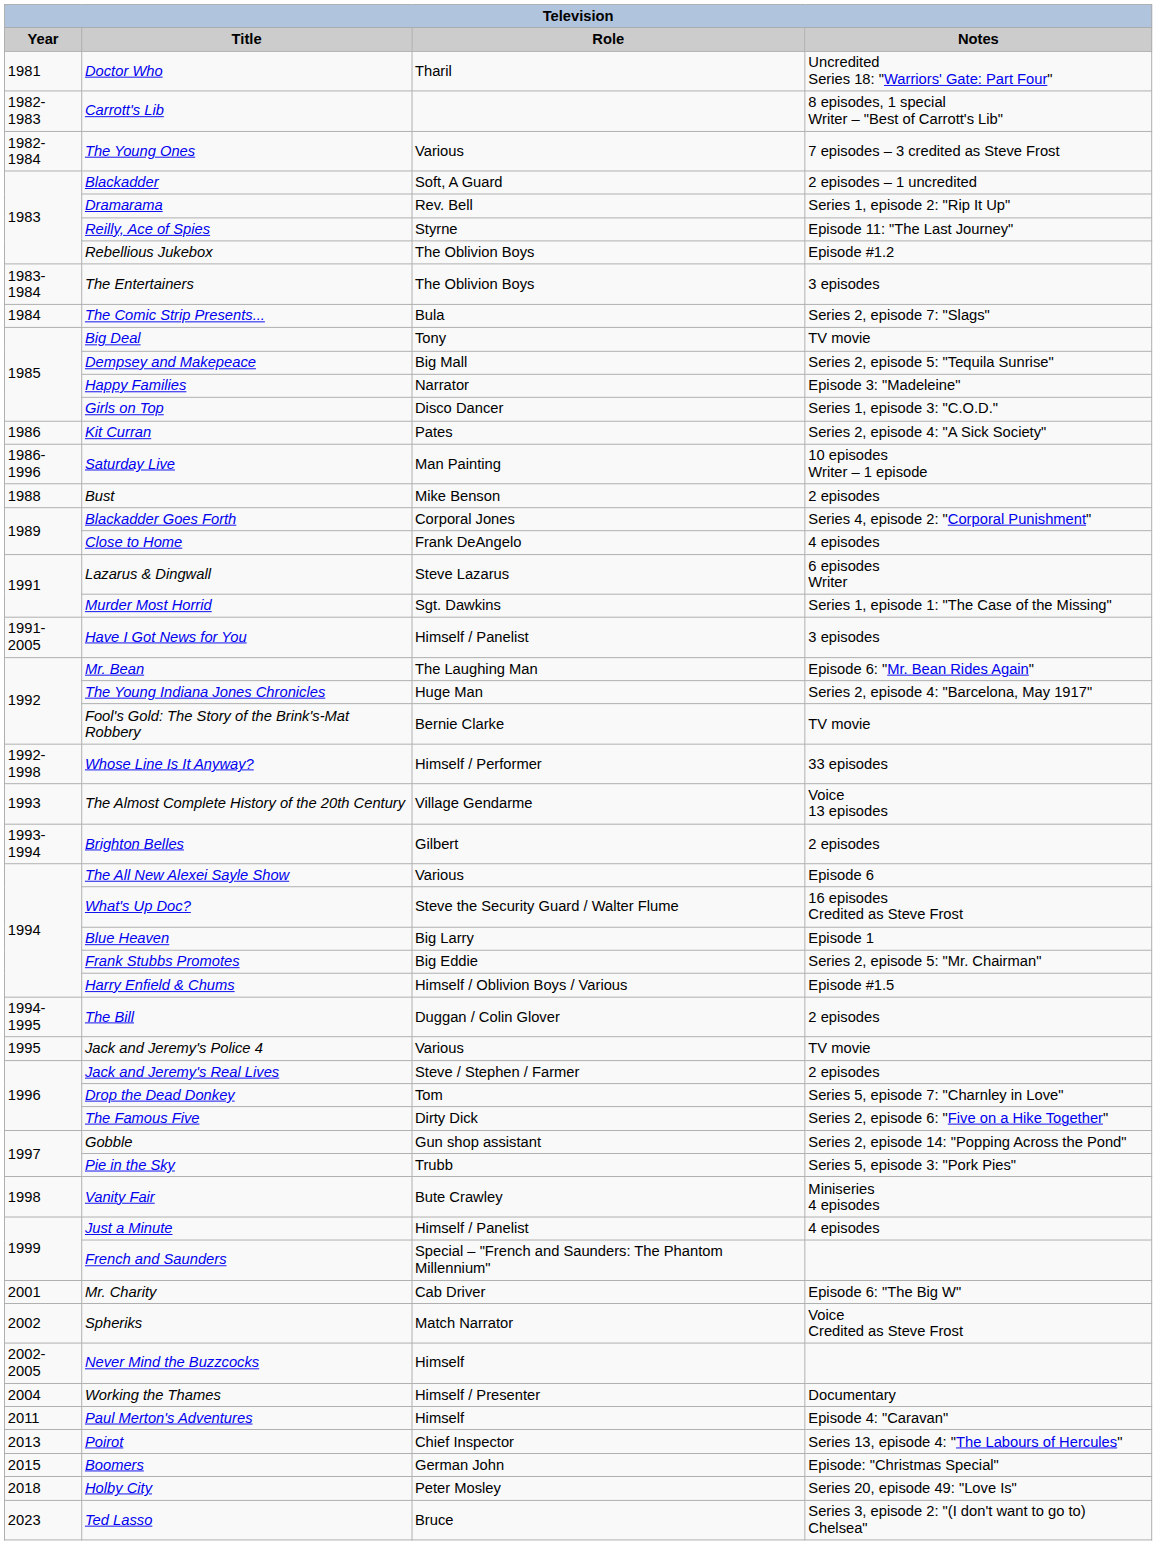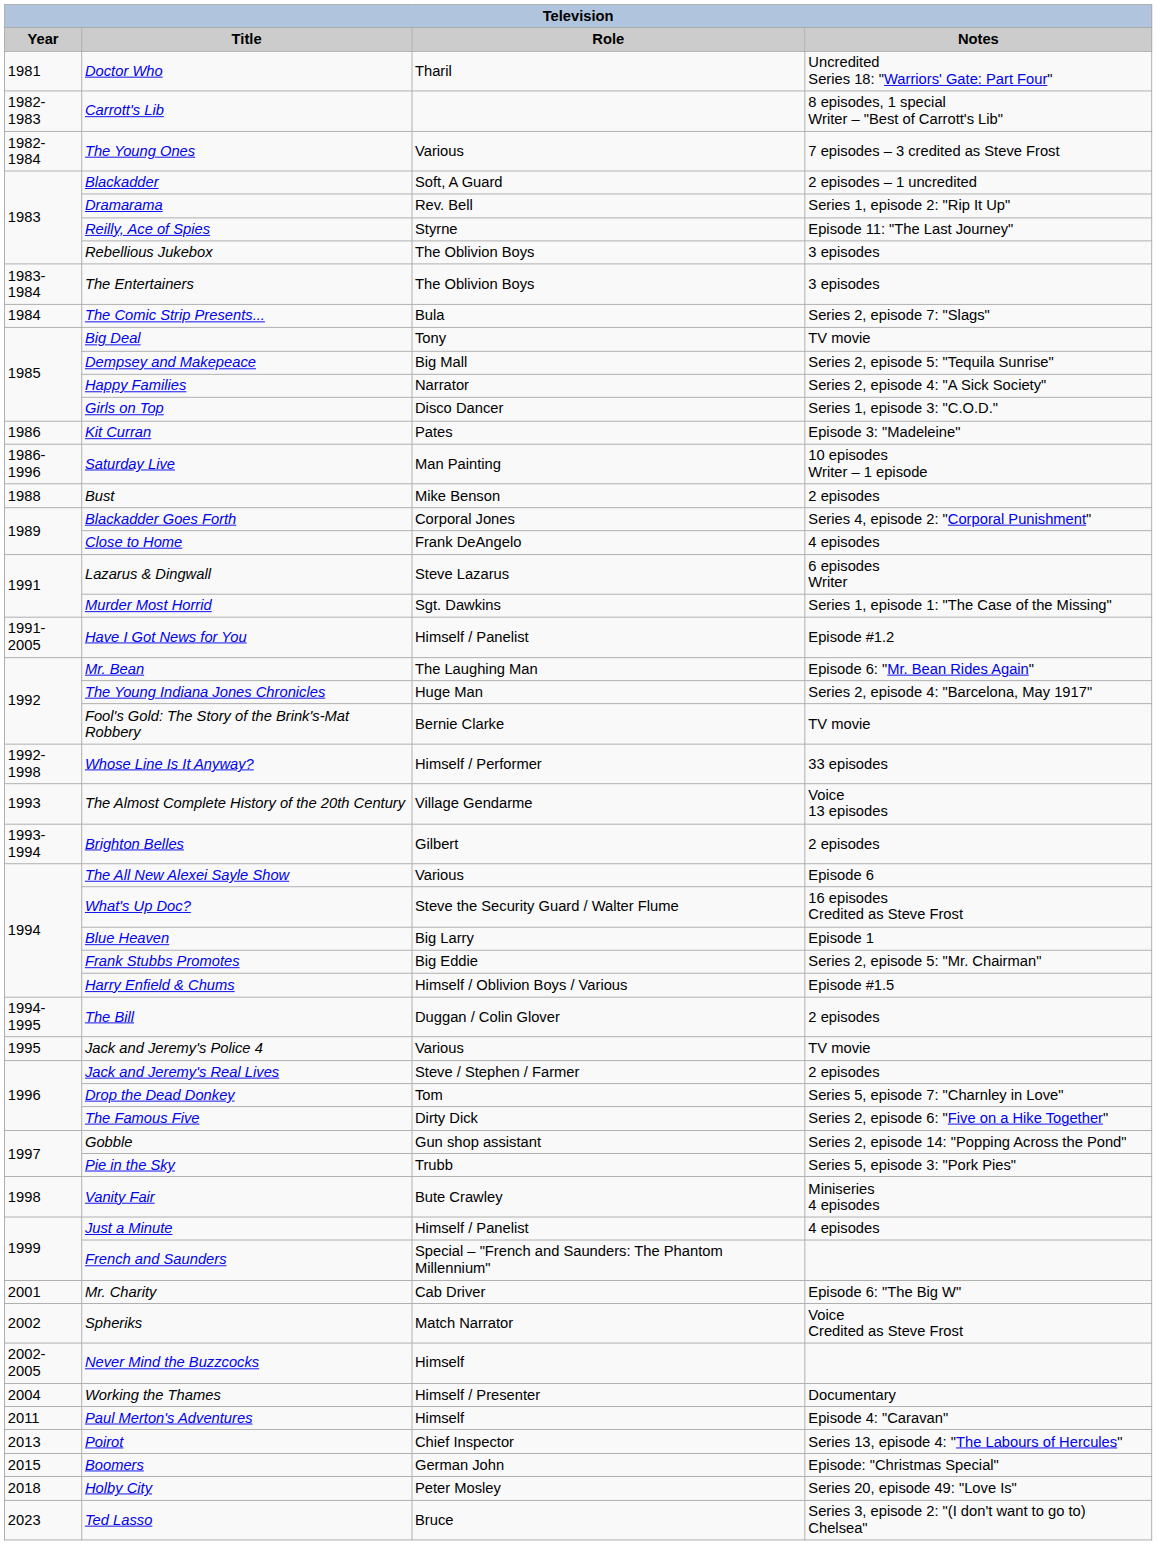(851, 252) Episode #1.2 -> (844, 252) 3 episodes
(884, 385) Episode 3: "Madeleine" -> (927, 385) Series 2, episode 4: "A Sick Society"
(927, 432) Series 2, episode 4: "A Sick Society" -> (884, 432) Episode 3: "Madeleine"
(844, 637) 3 episodes -> (851, 637) Episode #1.2
